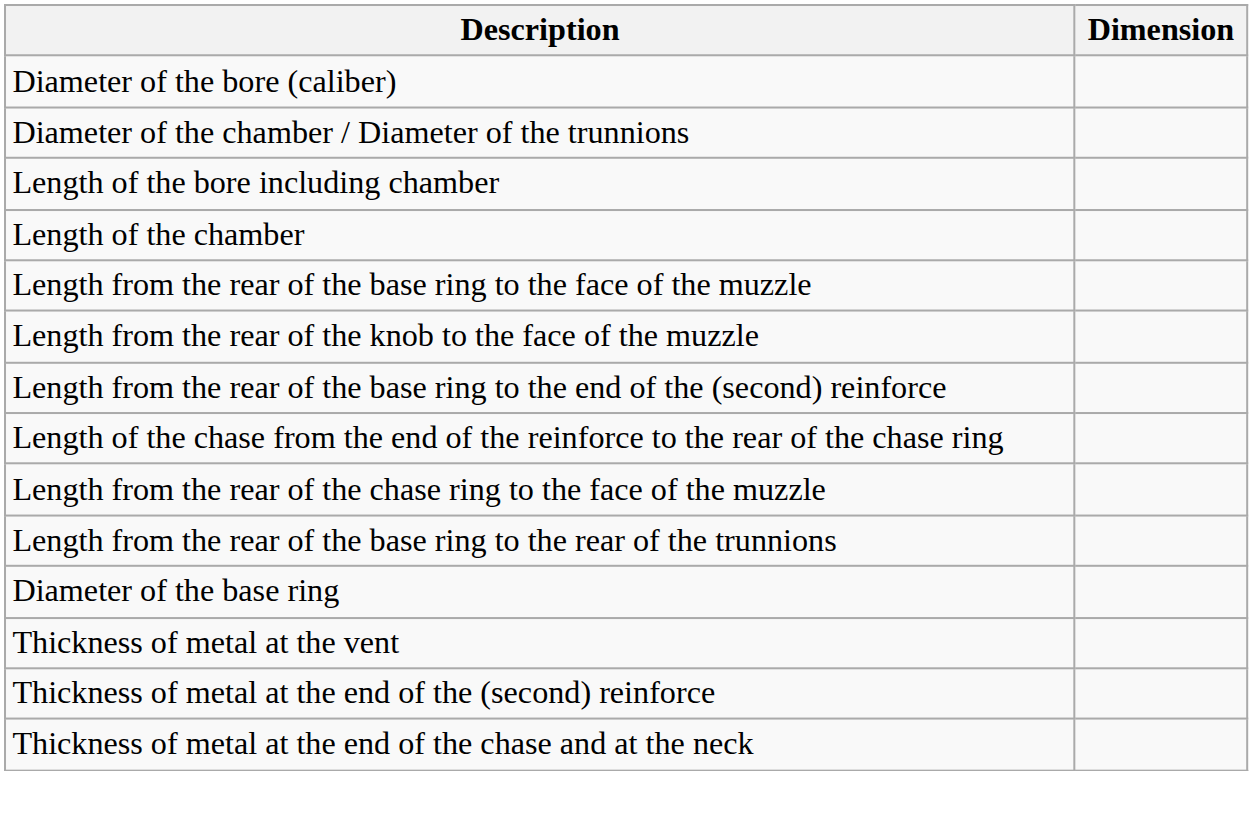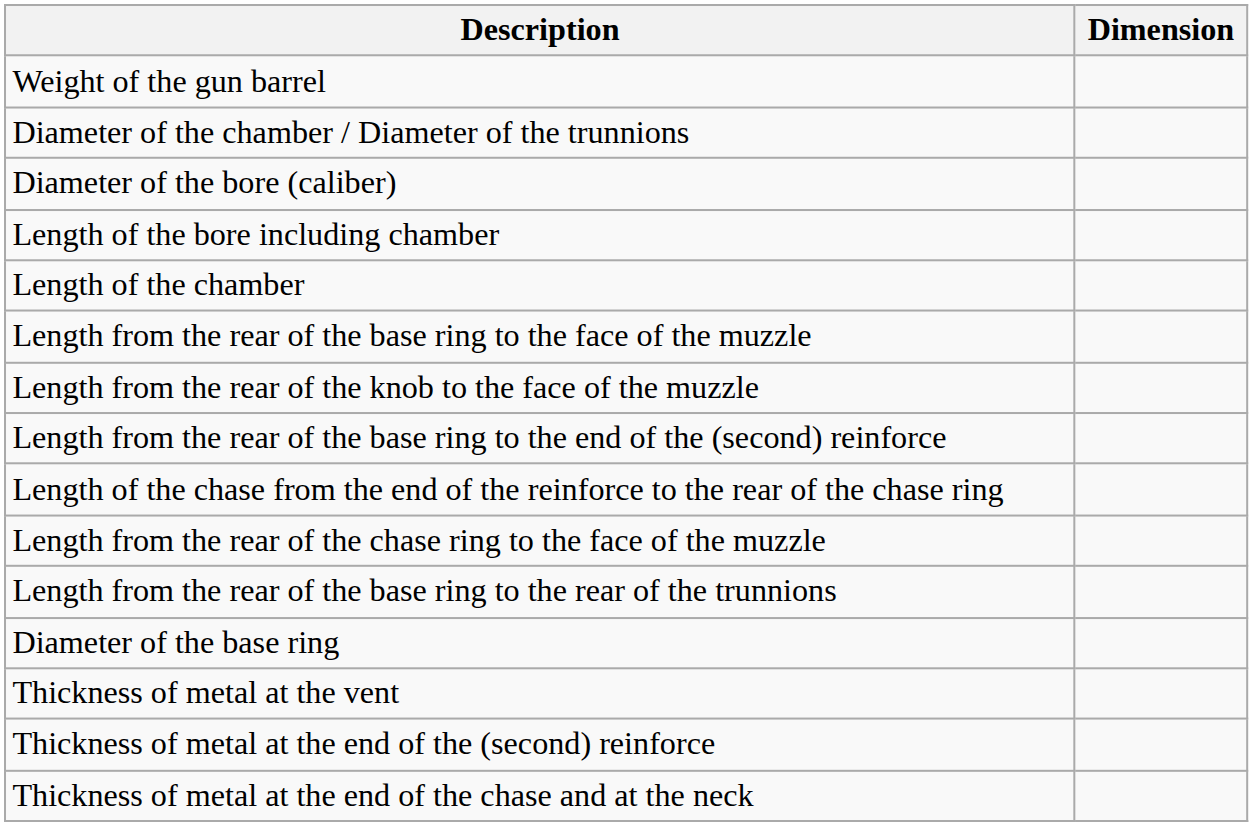+ row: (169, 81)
rows swapped: (204, 81) <-> (351, 132)
